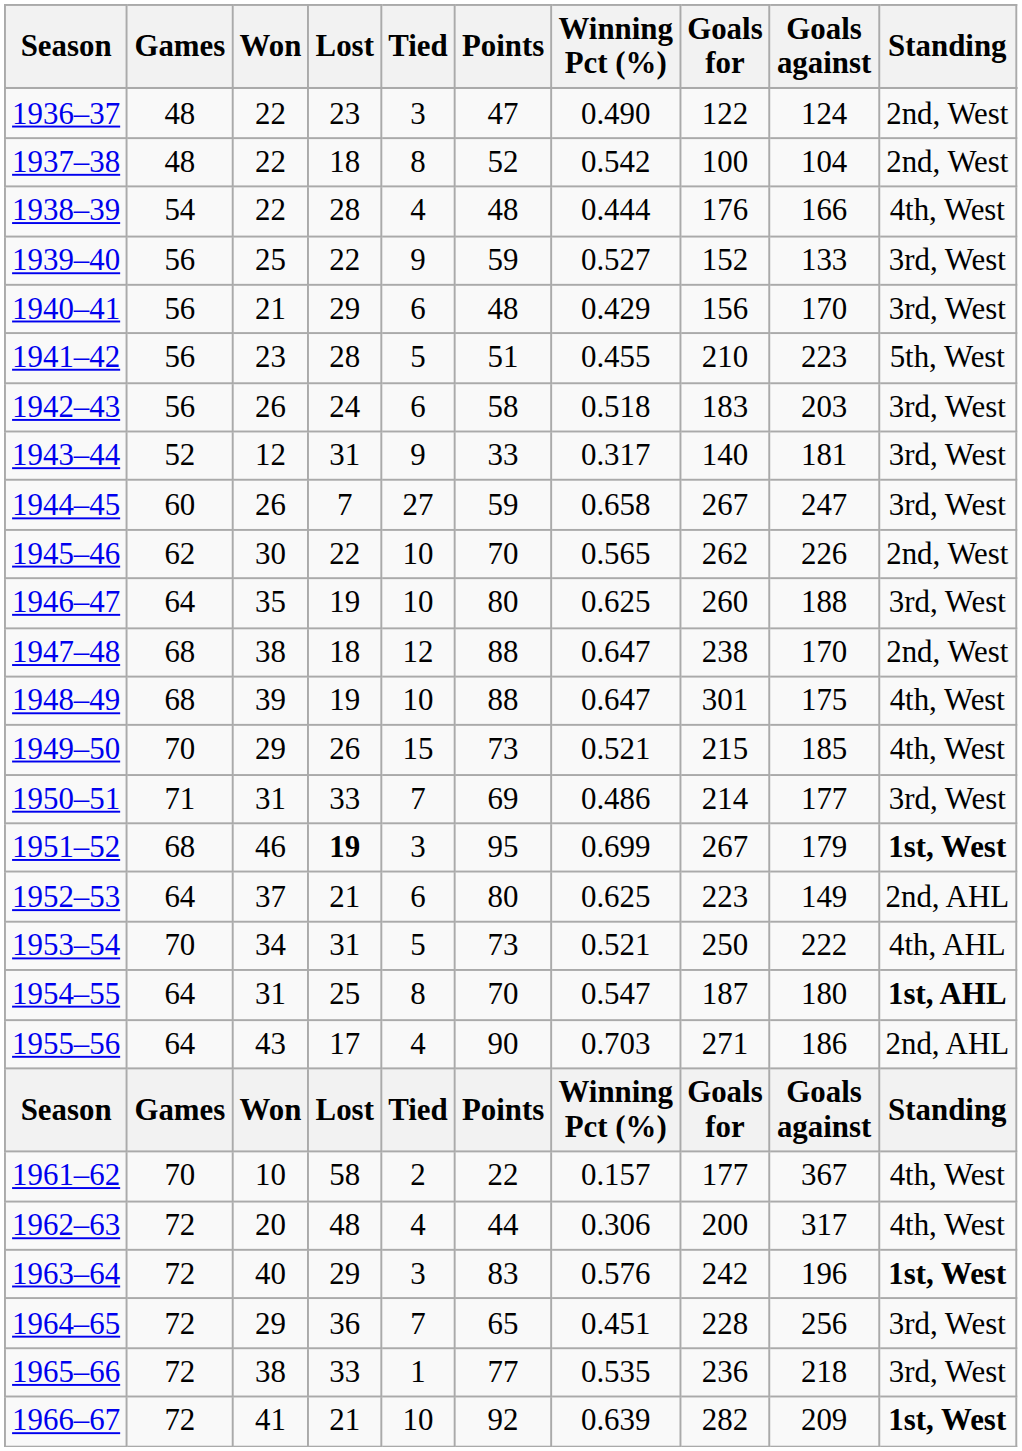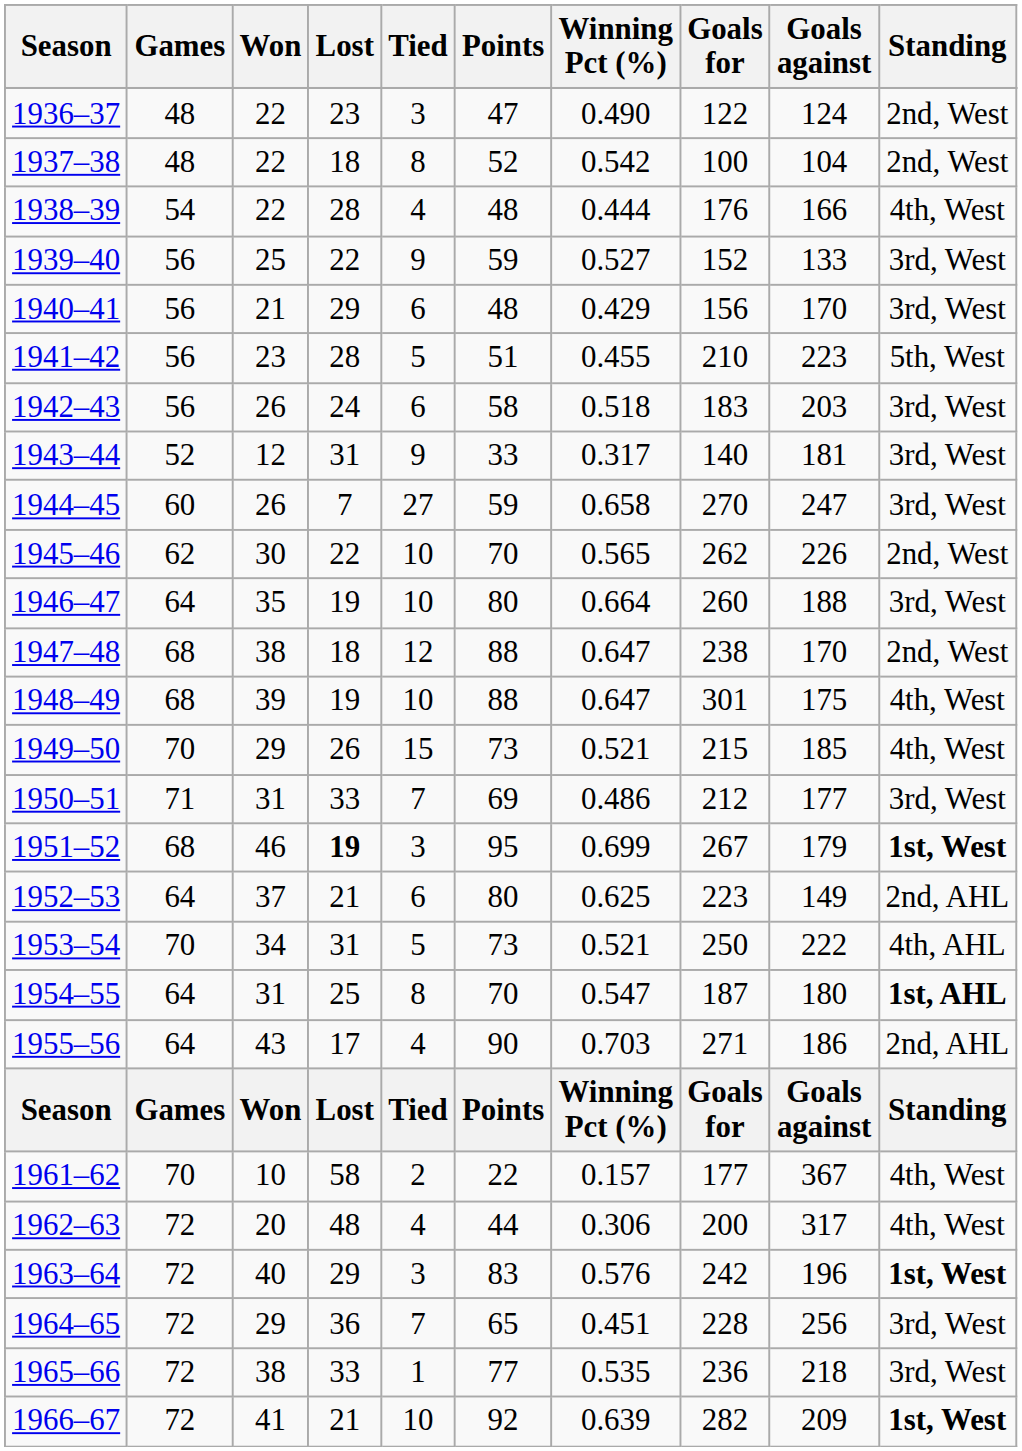(725, 504) 267 -> (725, 504) 270
(616, 602) 0.625 -> (616, 602) 0.664
(725, 798) 214 -> (725, 798) 212
